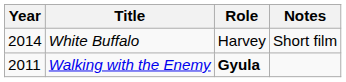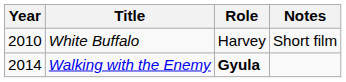(25, 40) 2014 -> (25, 40) 2010
(24, 64) 2011 -> (25, 64) 2014
